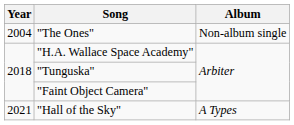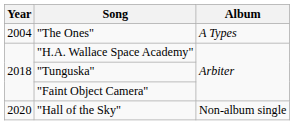(243, 33) Non-album single -> (218, 33) A Types
(19, 110) 2021 -> (19, 110) 2020
(218, 110) A Types -> (243, 110) Non-album single
